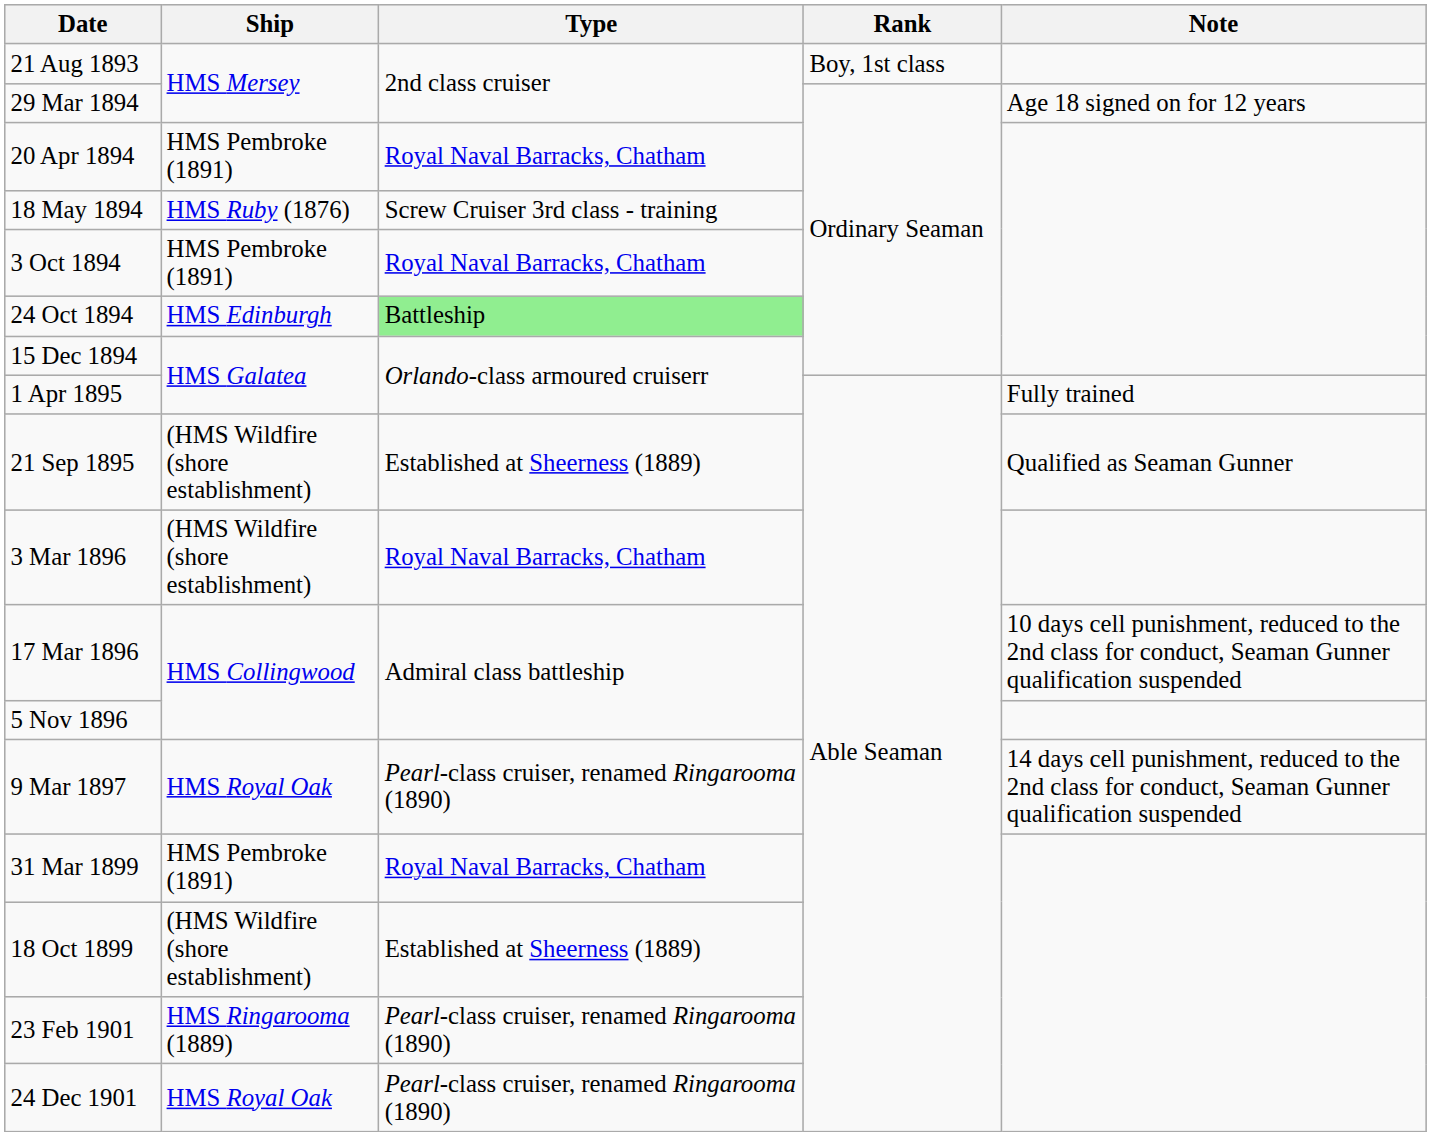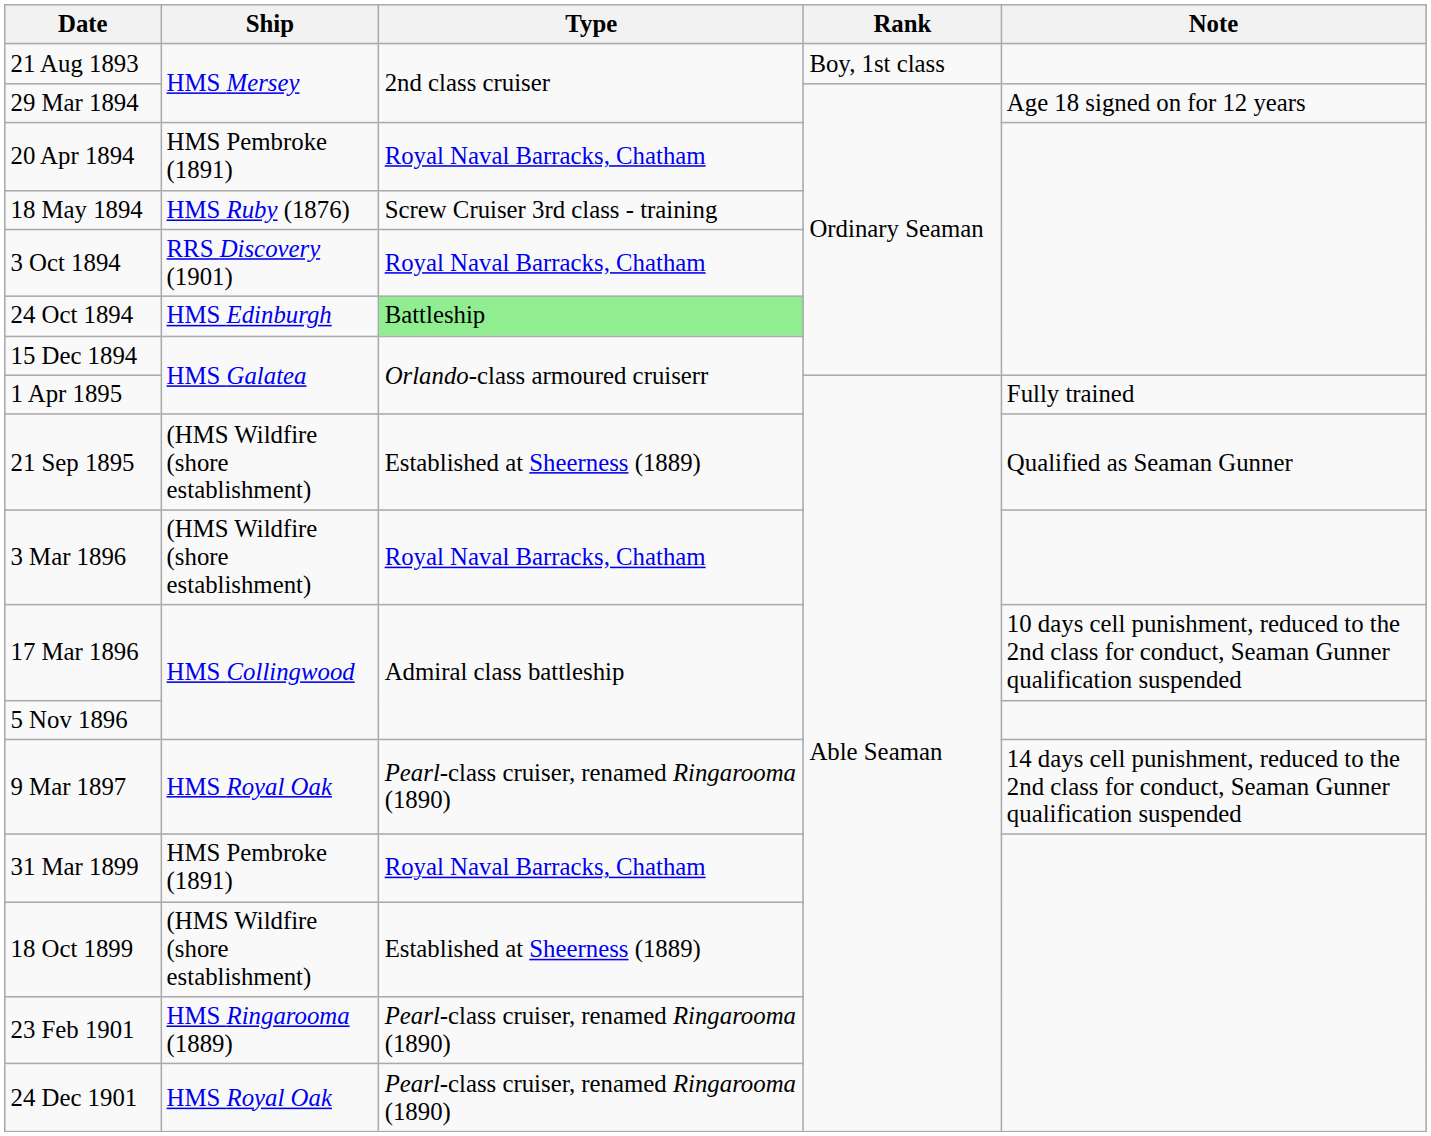(247, 262) HMS Pembroke (1891) -> (243, 262) RRS Discovery (1901)
